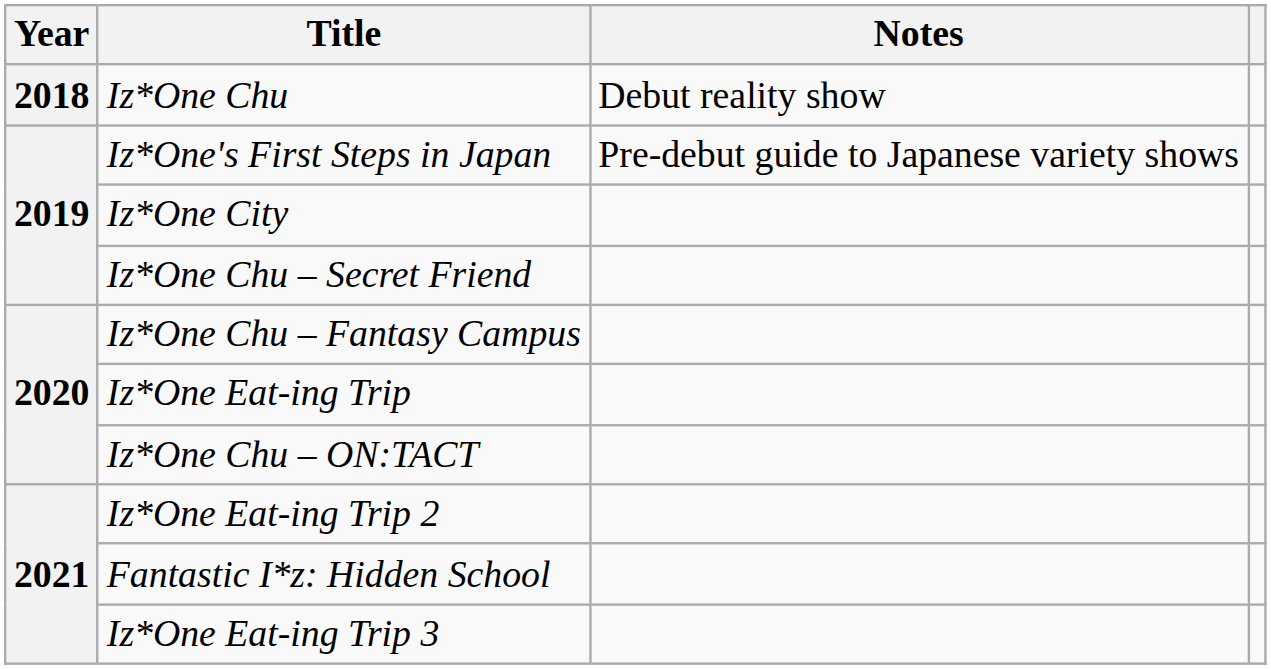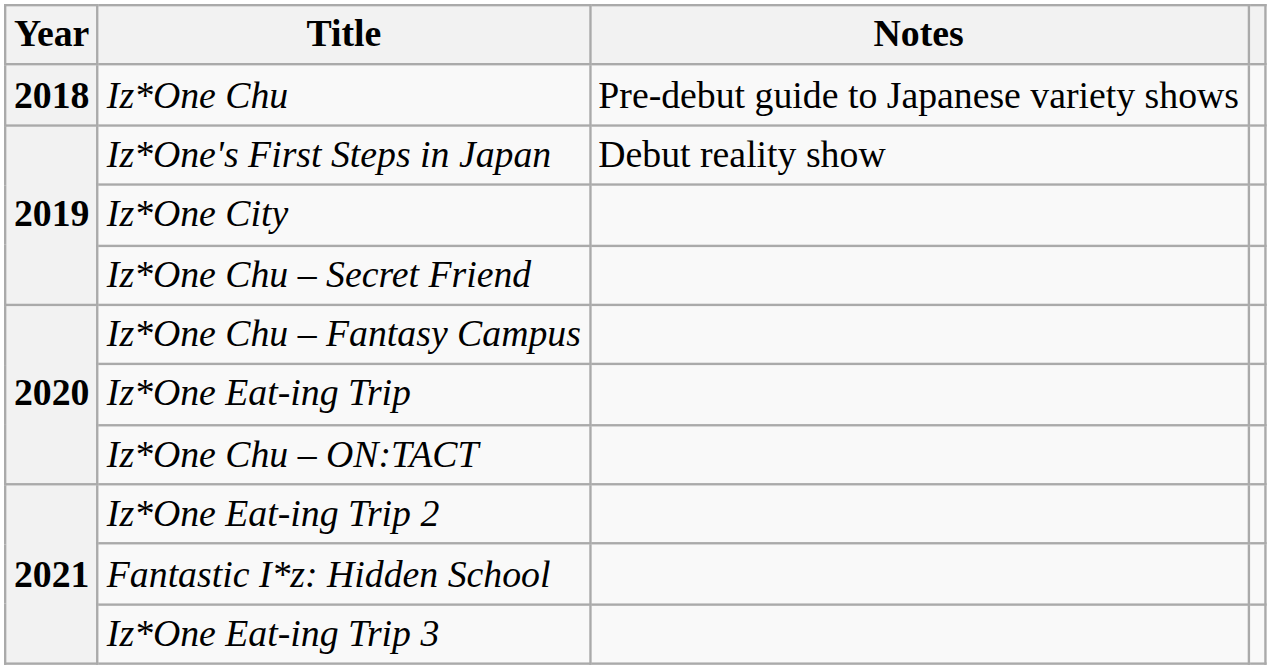(742, 94) Debut reality show -> (919, 94) Pre-debut guide to Japanese variety shows
(919, 154) Pre-debut guide to Japanese variety shows -> (742, 154) Debut reality show
